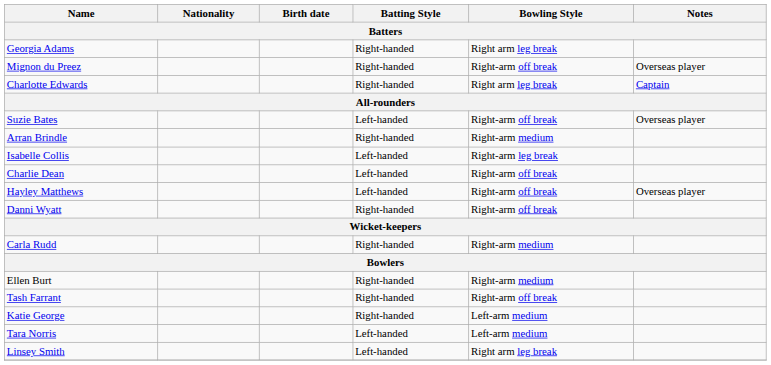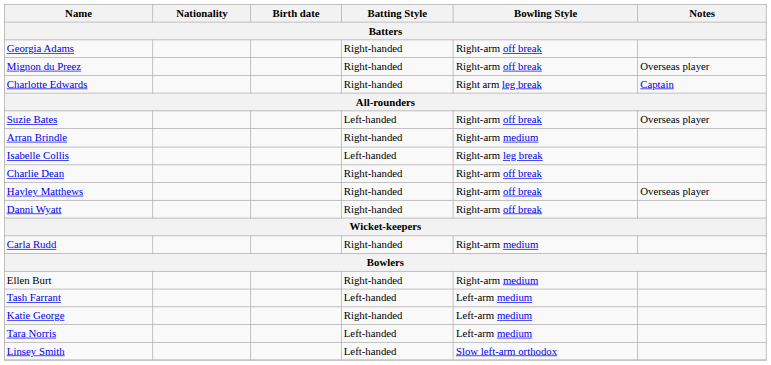(514, 49) Right arm leg break -> (499, 49) Right-arm off break
(382, 173) Left-handed -> (373, 173) Right-handed
(382, 191) Left-handed -> (373, 191) Right-handed
(385, 298) Right-handed -> (370, 298) Left-handed
(514, 298) Right-arm off break -> (494, 298) Left-arm medium
(514, 351) Right arm leg break -> (507, 351) Slow left-arm orthodox
